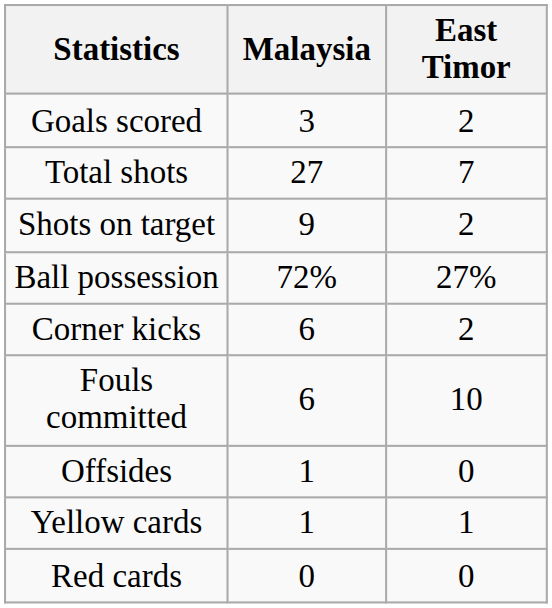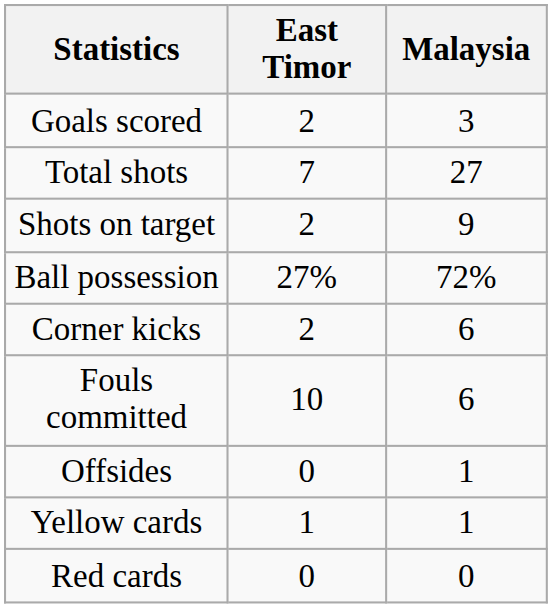columns swapped: (307, 49) <-> (466, 49)
